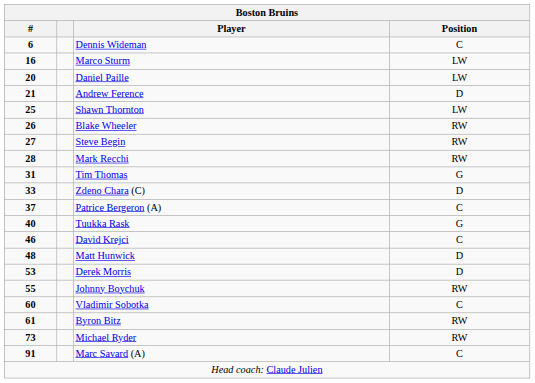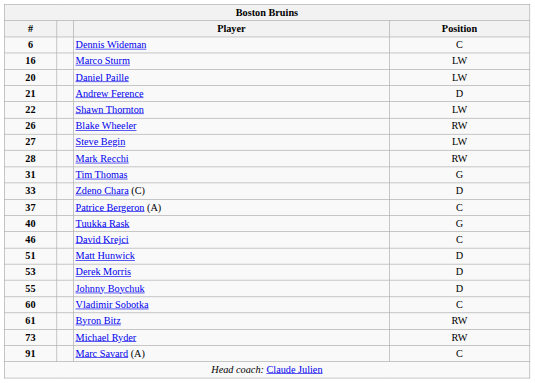(30, 110) 25 -> (30, 110) 22
(460, 142) RW -> (460, 142) LW
(30, 256) 48 -> (30, 256) 51
(460, 288) RW -> (460, 288) D
